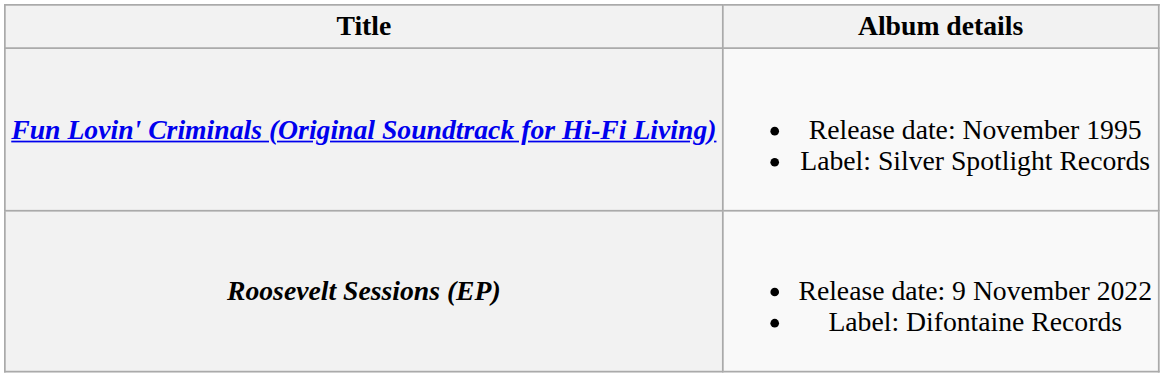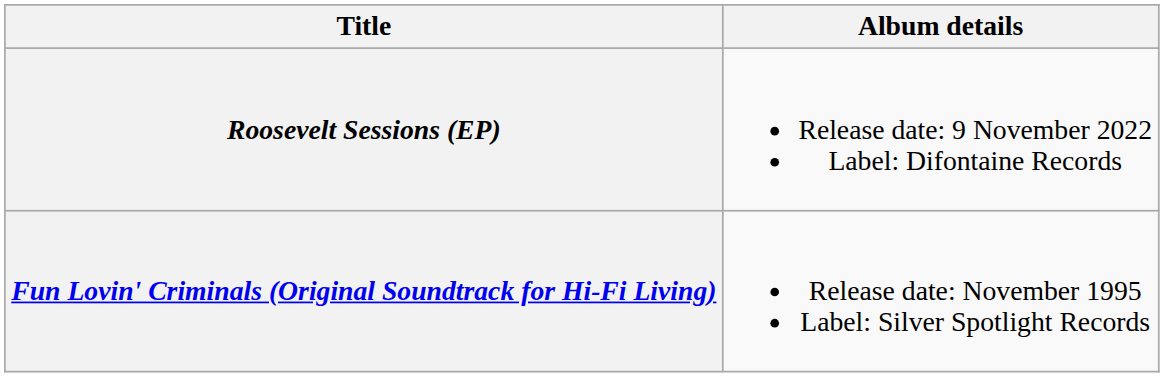rows swapped: (364, 129) <-> (364, 290)
